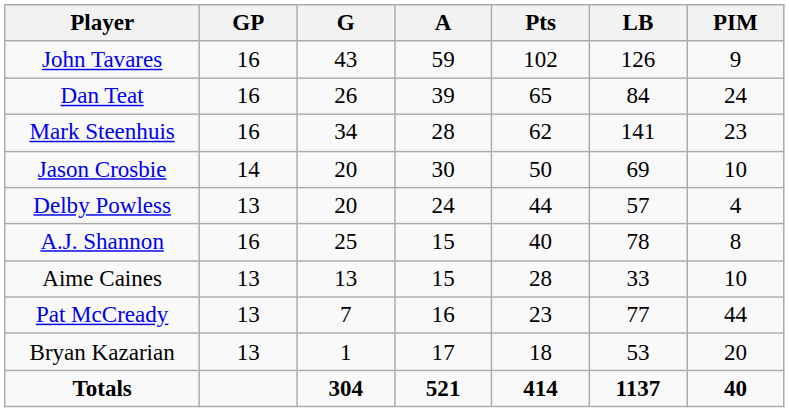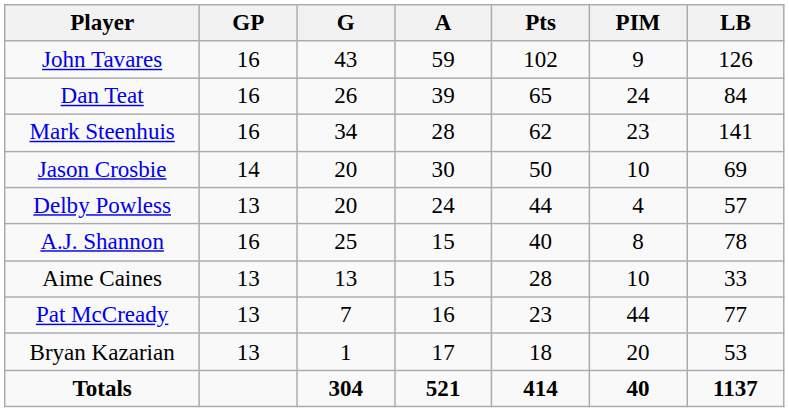columns swapped: (638, 22) <-> (735, 22)
